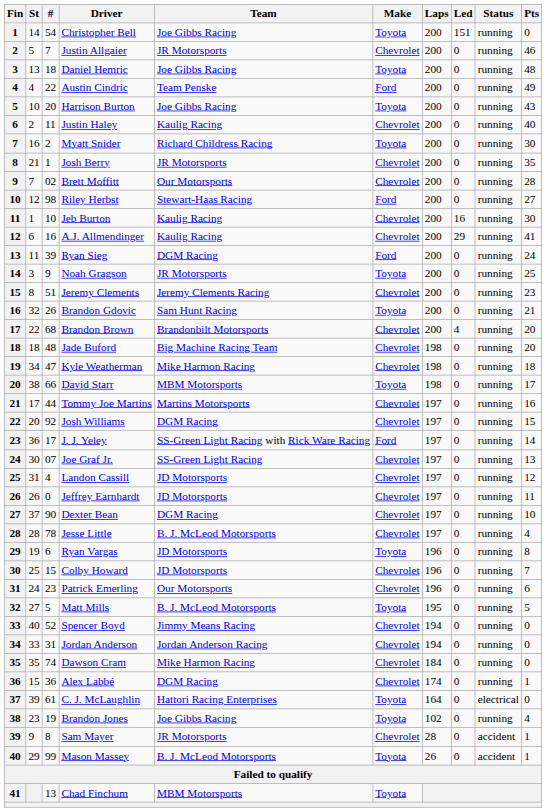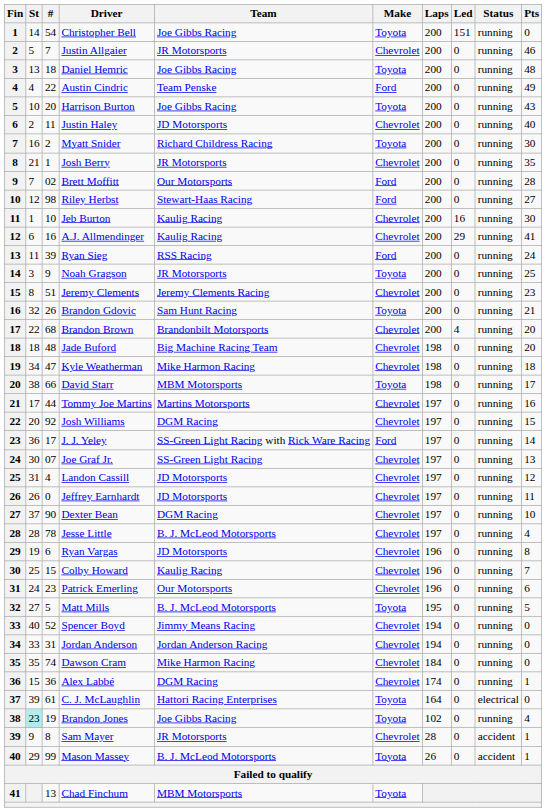(190, 125) Kaulig Racing -> (192, 125) JD Motorsports
(397, 180) Chevrolet -> (386, 180) Ford
(187, 255) DGM Racing -> (184, 255) RSS Racing
(391, 551) Toyota -> (397, 551) Chevrolet
(192, 570) JD Motorsports -> (190, 570) Kaulig Racing
(34, 718) no background -> (34, 718) paleturquoise background
